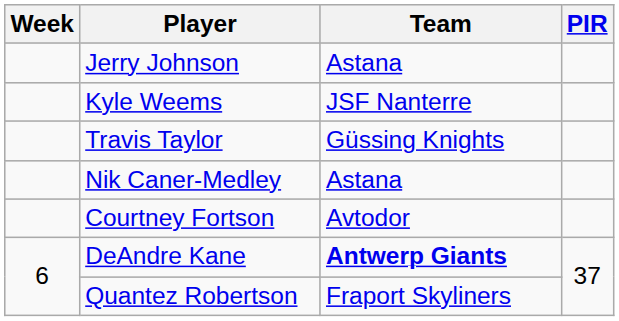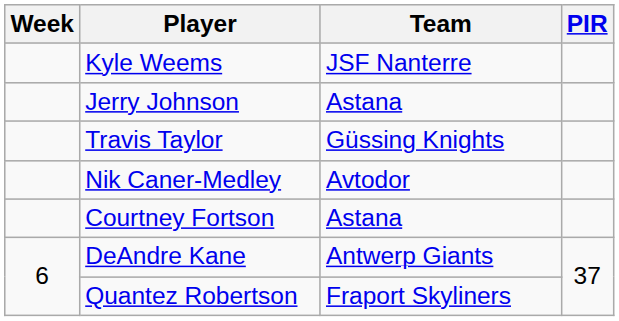rows swapped: (154, 101) <-> (162, 62)
(364, 179) Astana -> (368, 179) Avtodor
(368, 218) Avtodor -> (364, 218) Astana
(416, 256) bold -> (410, 256) normal
